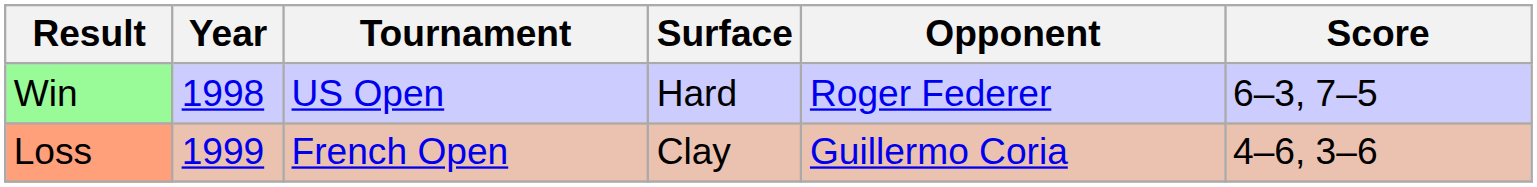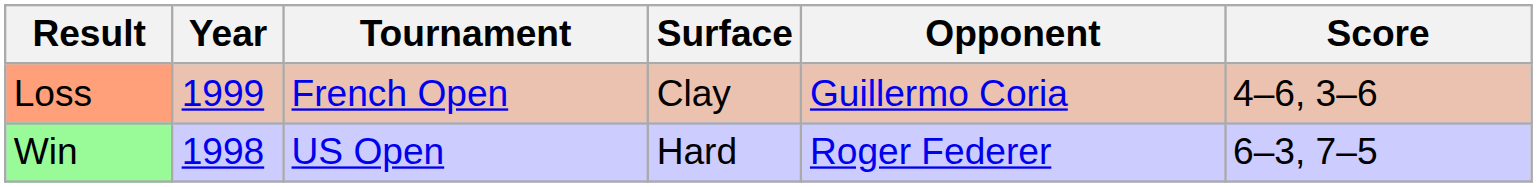rows swapped: (46, 92) <-> (53, 151)
